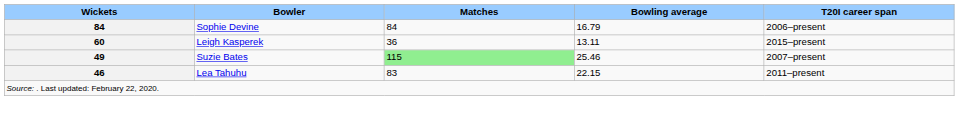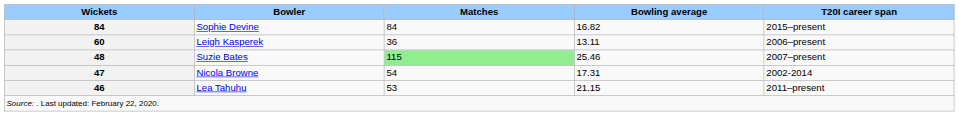(588, 27) 16.79 -> (588, 27) 16.82
(796, 27) 2006–present -> (796, 27) 2015–present
(796, 42) 2015–present -> (796, 42) 2006–present
(99, 57) 49 -> (99, 57) 48
+ row: (227, 73)
(392, 73) 83 -> (392, 88) 53
(588, 73) 22.15 -> (588, 88) 21.15
